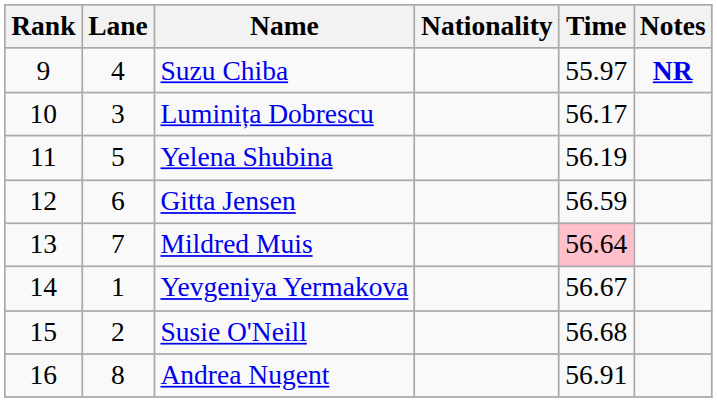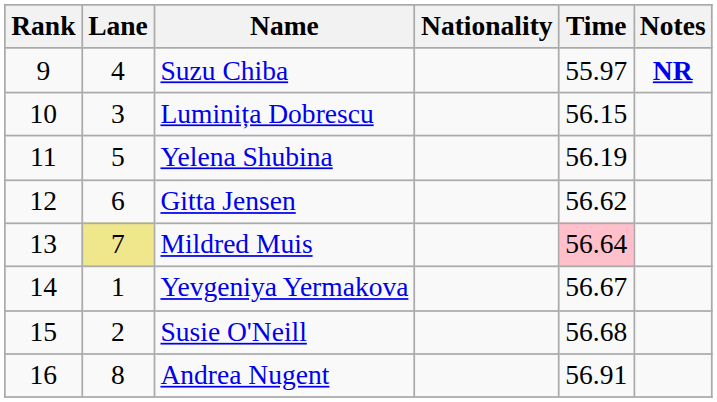(596, 113) 56.17 -> (596, 113) 56.15
(596, 200) 56.59 -> (596, 200) 56.62
(118, 244) no background -> (118, 244) khaki background
